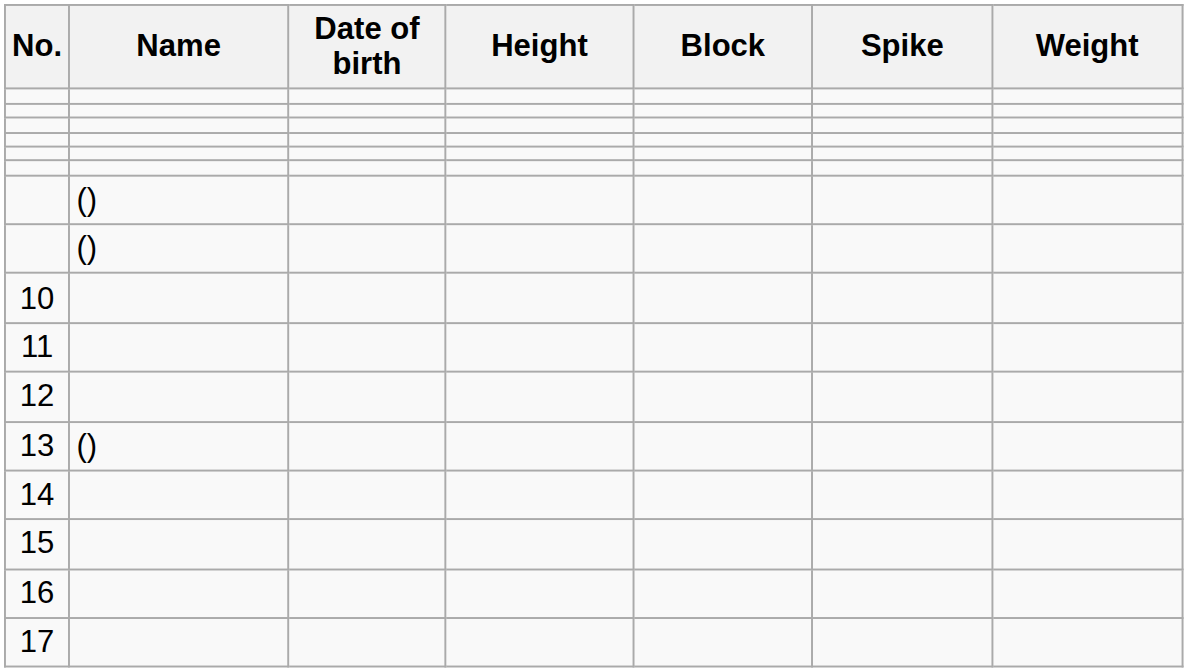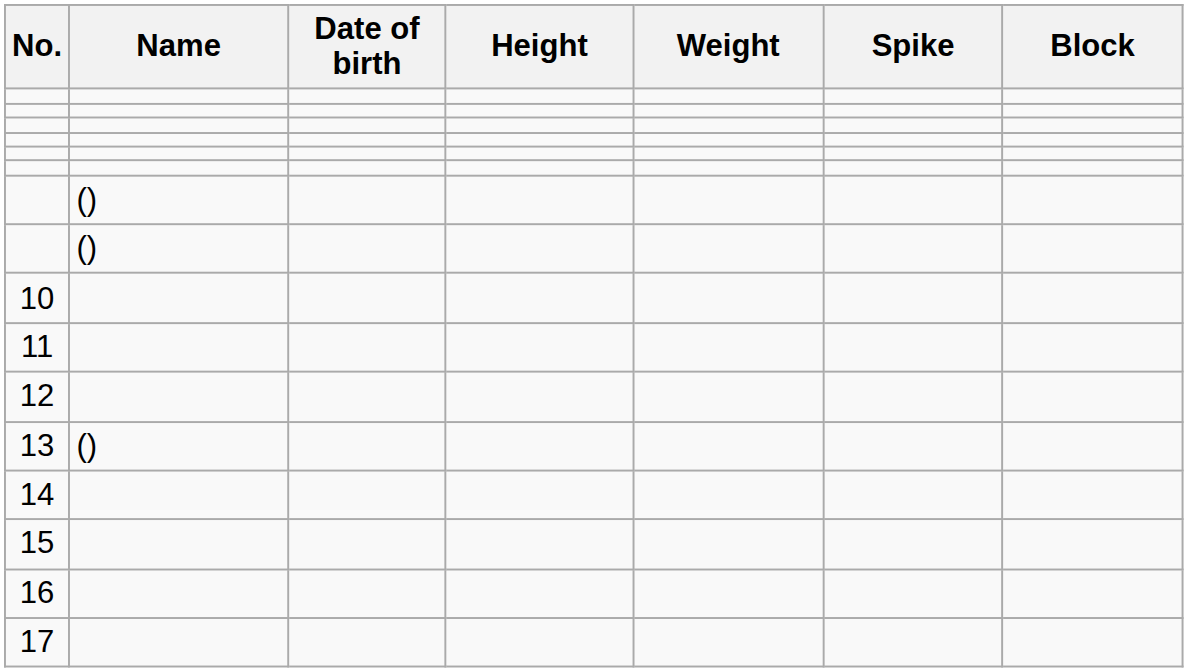columns swapped: (1087, 46) <-> (723, 46)
